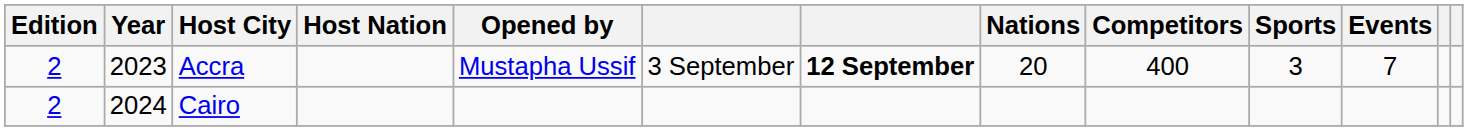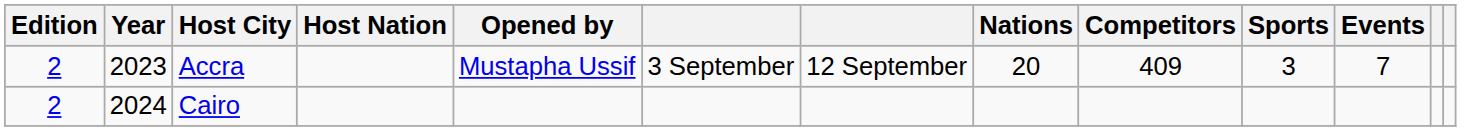(890, 66) bold -> (887, 66) normal
(1168, 66) 400 -> (1161, 66) 409
